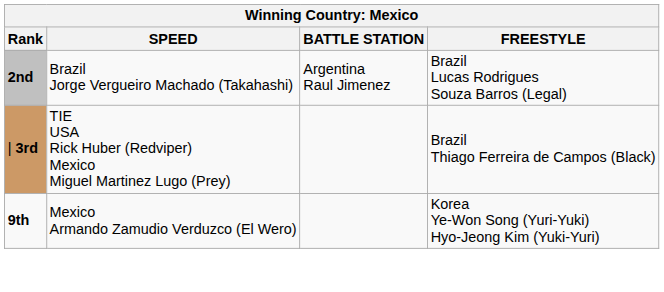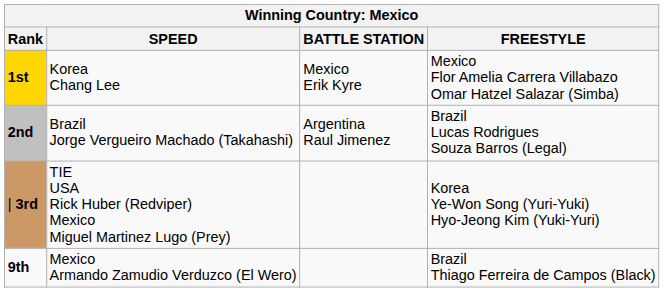+ row: (18, 77)
(543, 149) Brazil Thiago Ferreira de Campos (Black) -> (515, 204) Korea Ye-Won Song (Yuri-Yuki) Hyo-Jeong Kim (Yuki-Yuri)
(515, 220) Korea Ye-Won Song (Yuri-Yuki) Hyo-Jeong Kim (Yuki-Yuri) -> (543, 267) Brazil Thiago Ferreira de Campos (Black)
